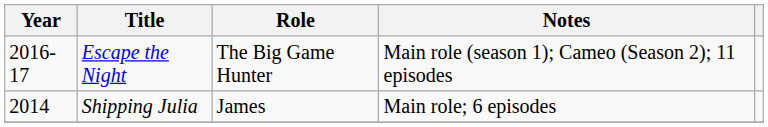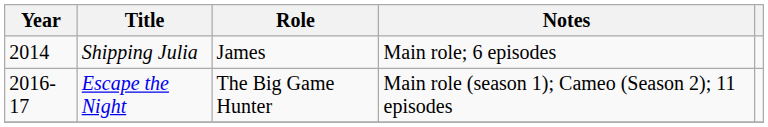rows swapped: (140, 106) <-> (125, 63)
